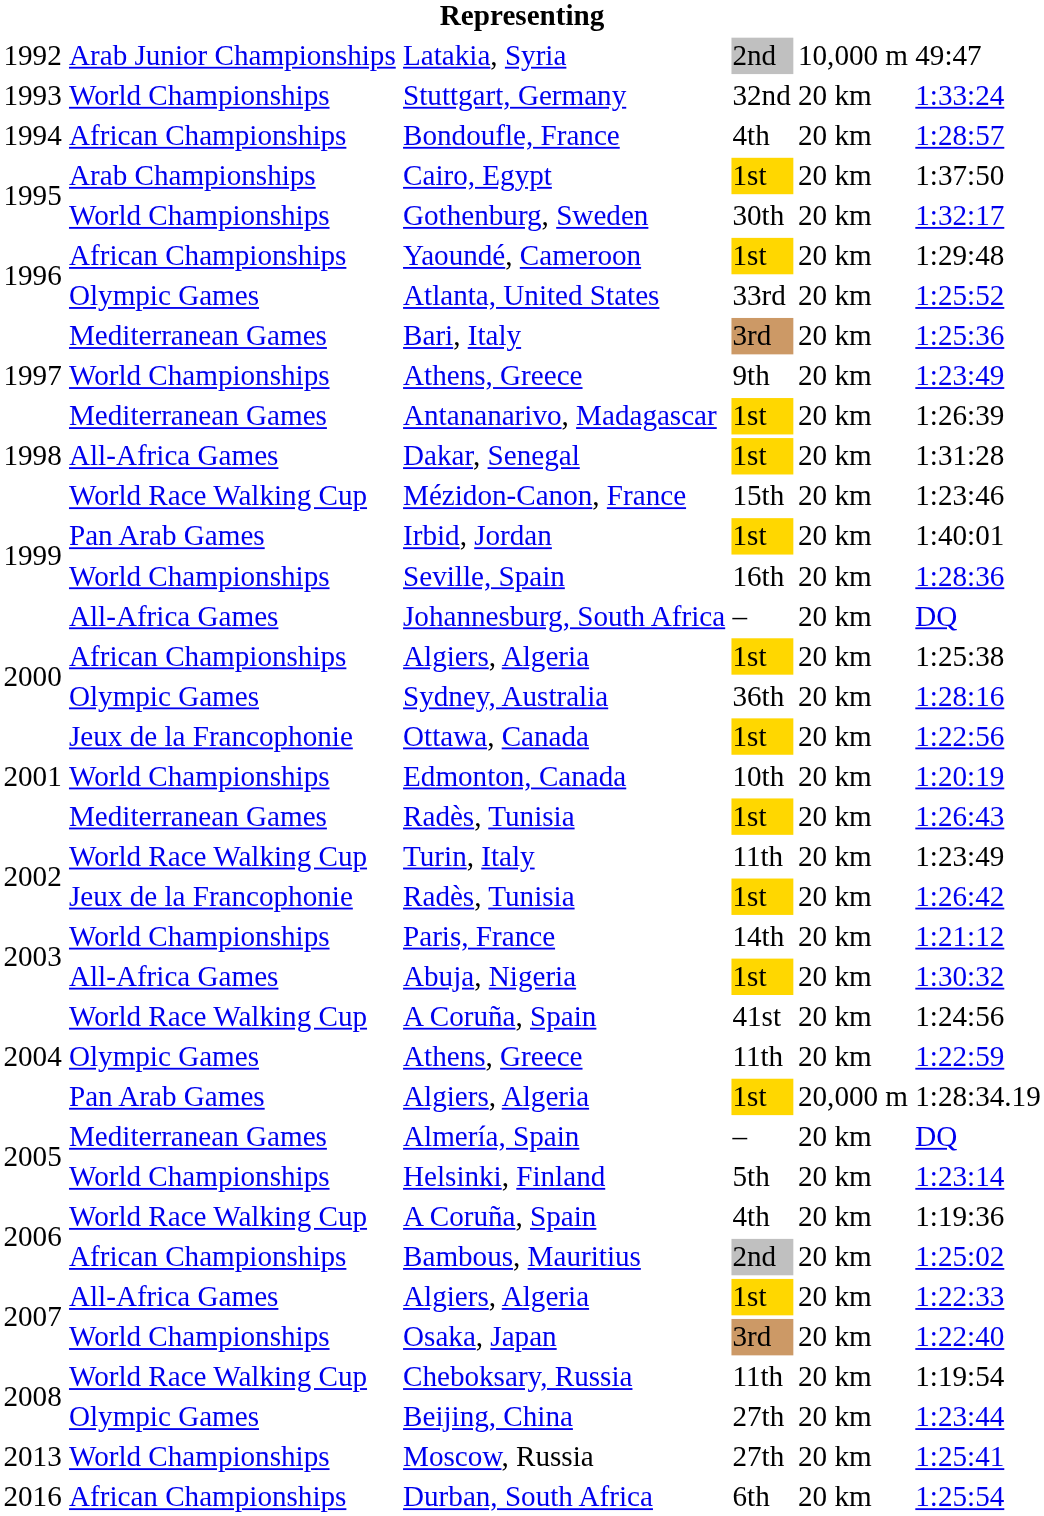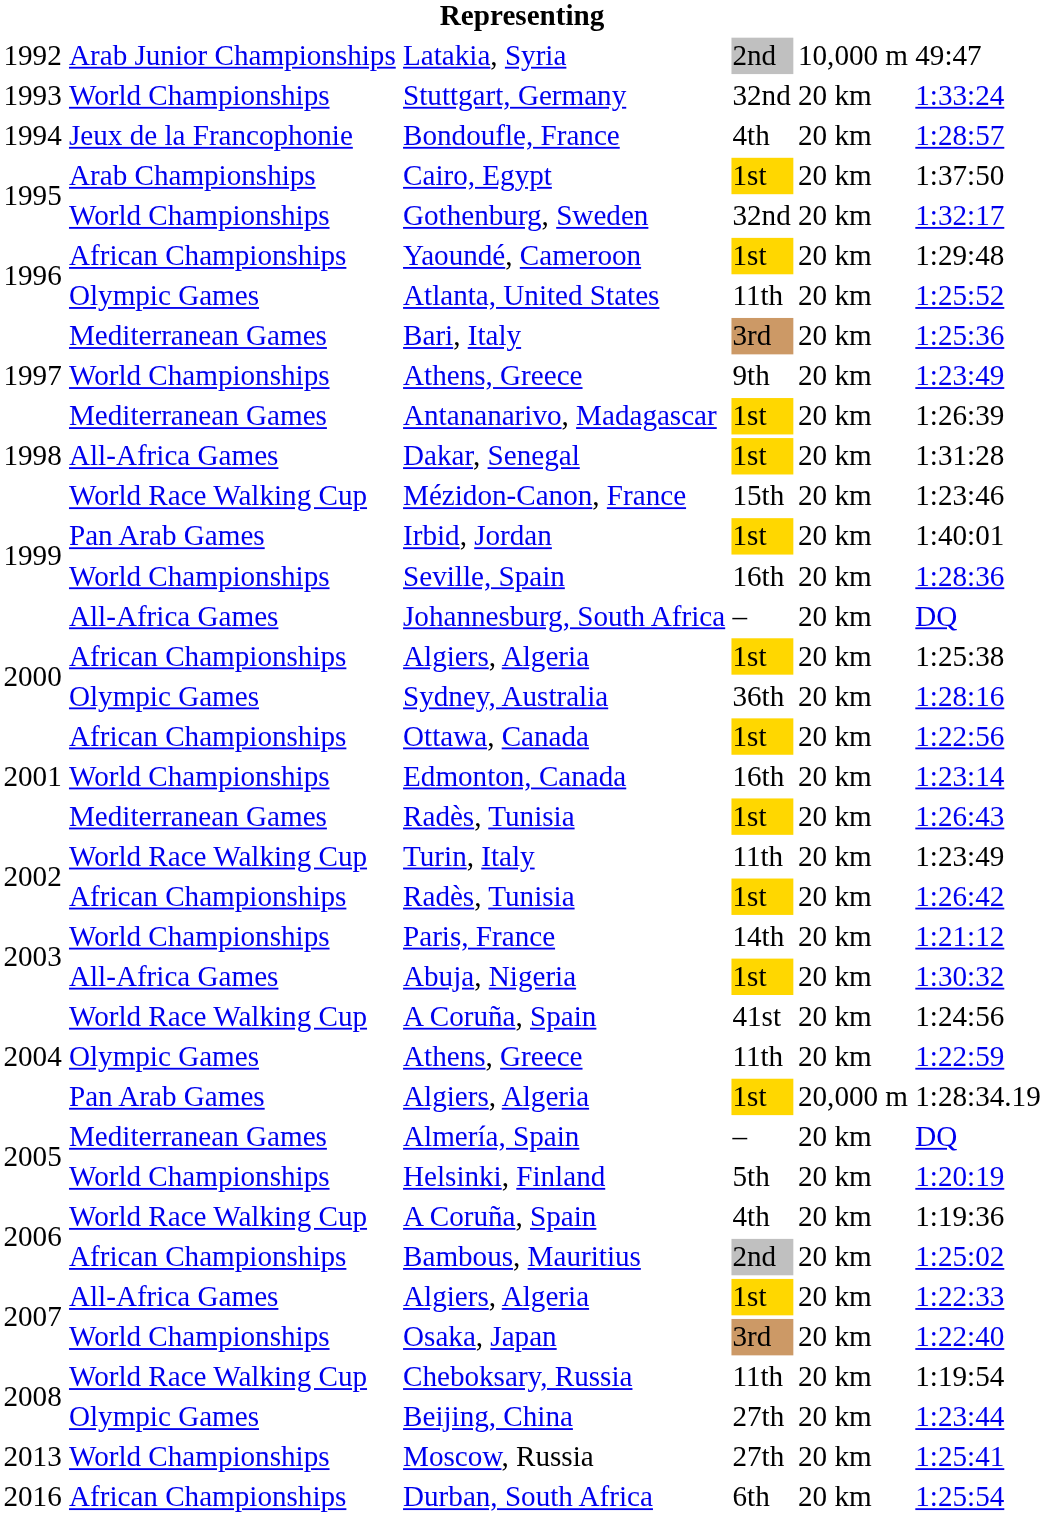(208, 135) African Championships -> (211, 135) Jeux de la Francophonie
(758, 215) 30th -> (762, 215) 32nd
(759, 295) 33rd -> (758, 295) 11th
(211, 736) Jeux de la Francophonie -> (208, 736) African Championships
(758, 776) 10th -> (758, 776) 16th
(960, 776) 1:20:19 -> (960, 776) 1:23:14
(211, 896) Jeux de la Francophonie -> (208, 896) African Championships
(960, 1176) 1:23:14 -> (960, 1176) 1:20:19
